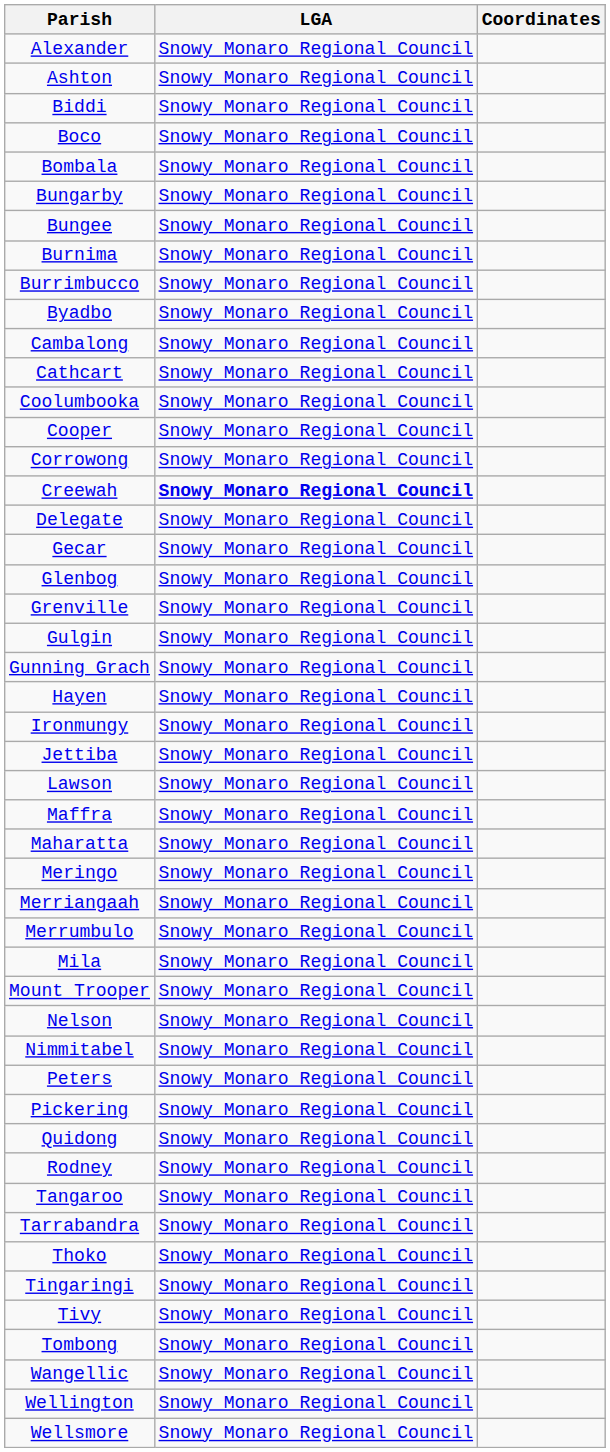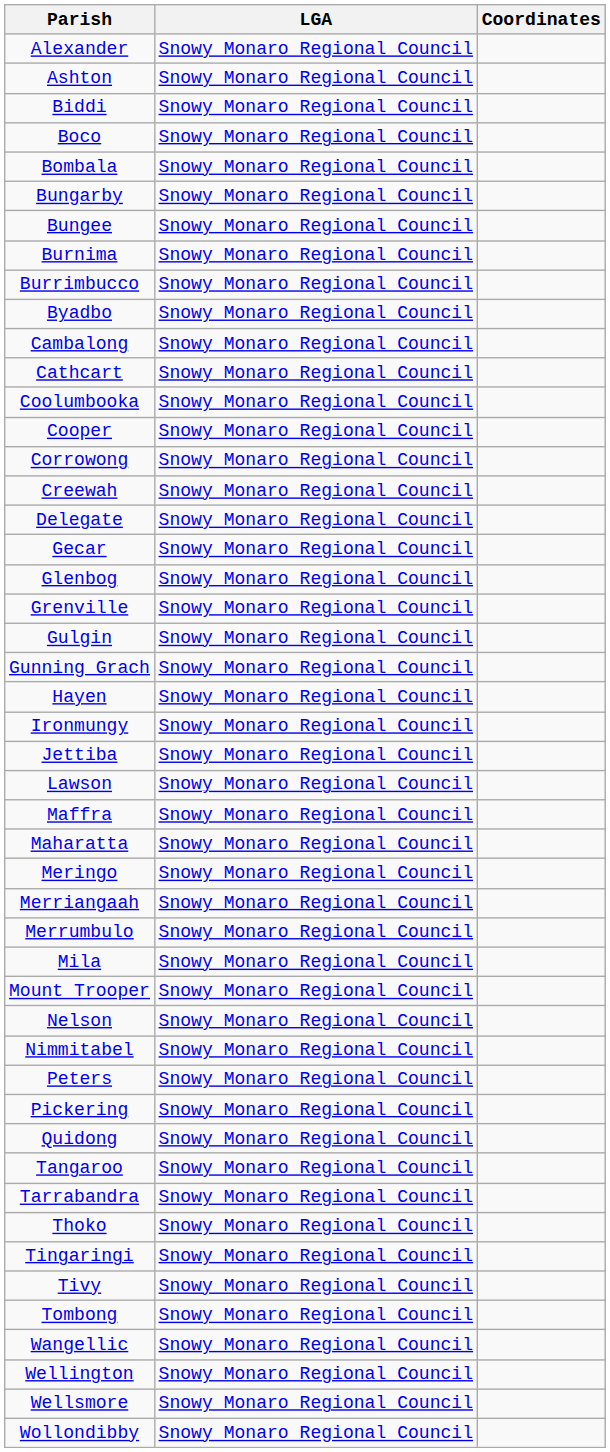(316, 491) bold -> (316, 491) normal
- row: (79, 1168)
+ row: (79, 1433)
